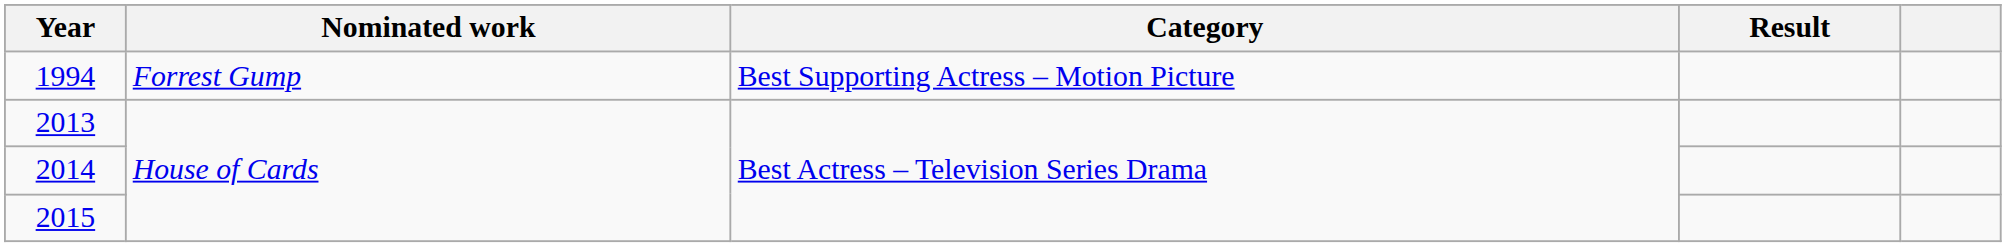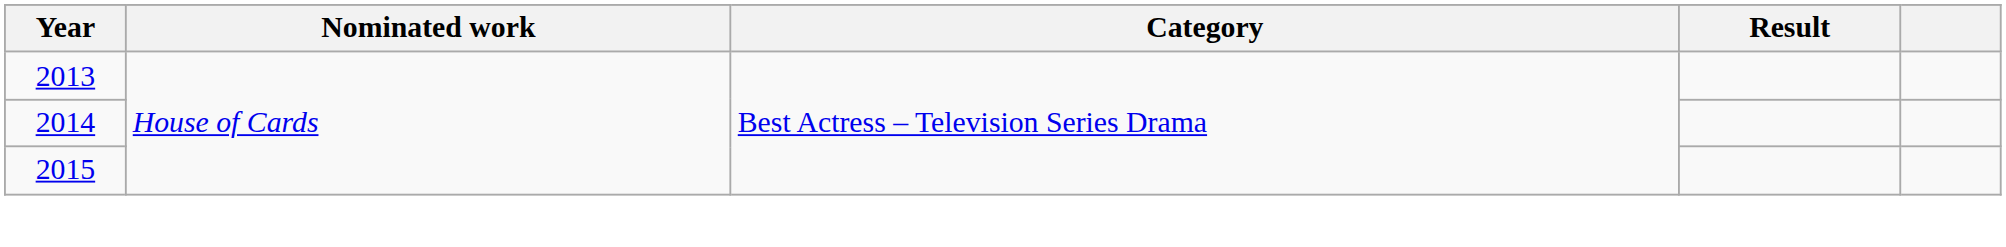- row: (65, 75)
